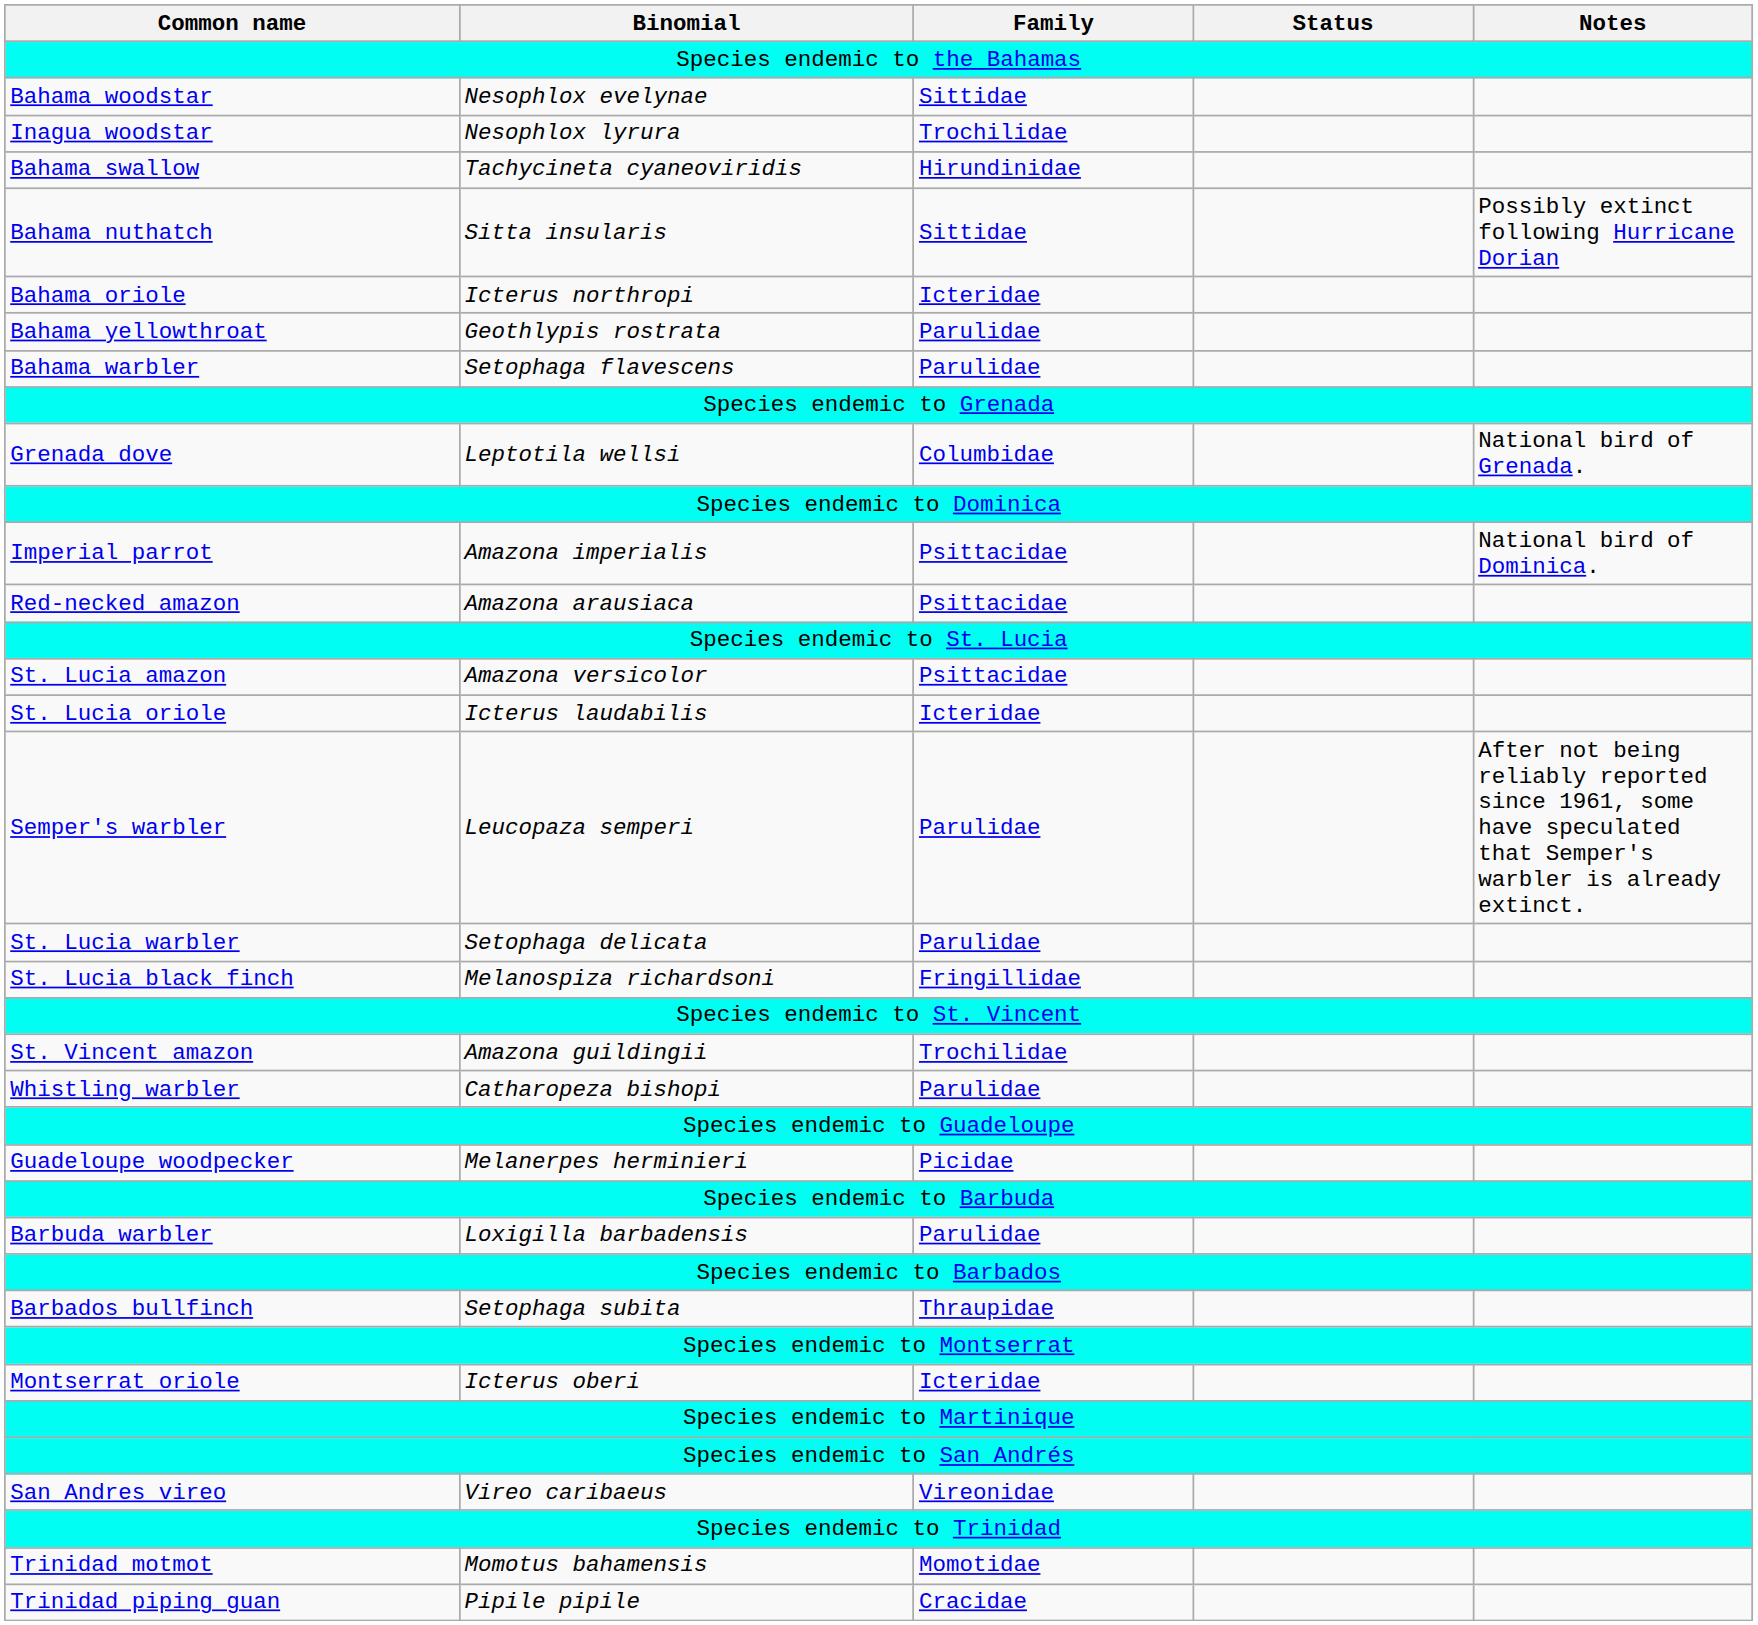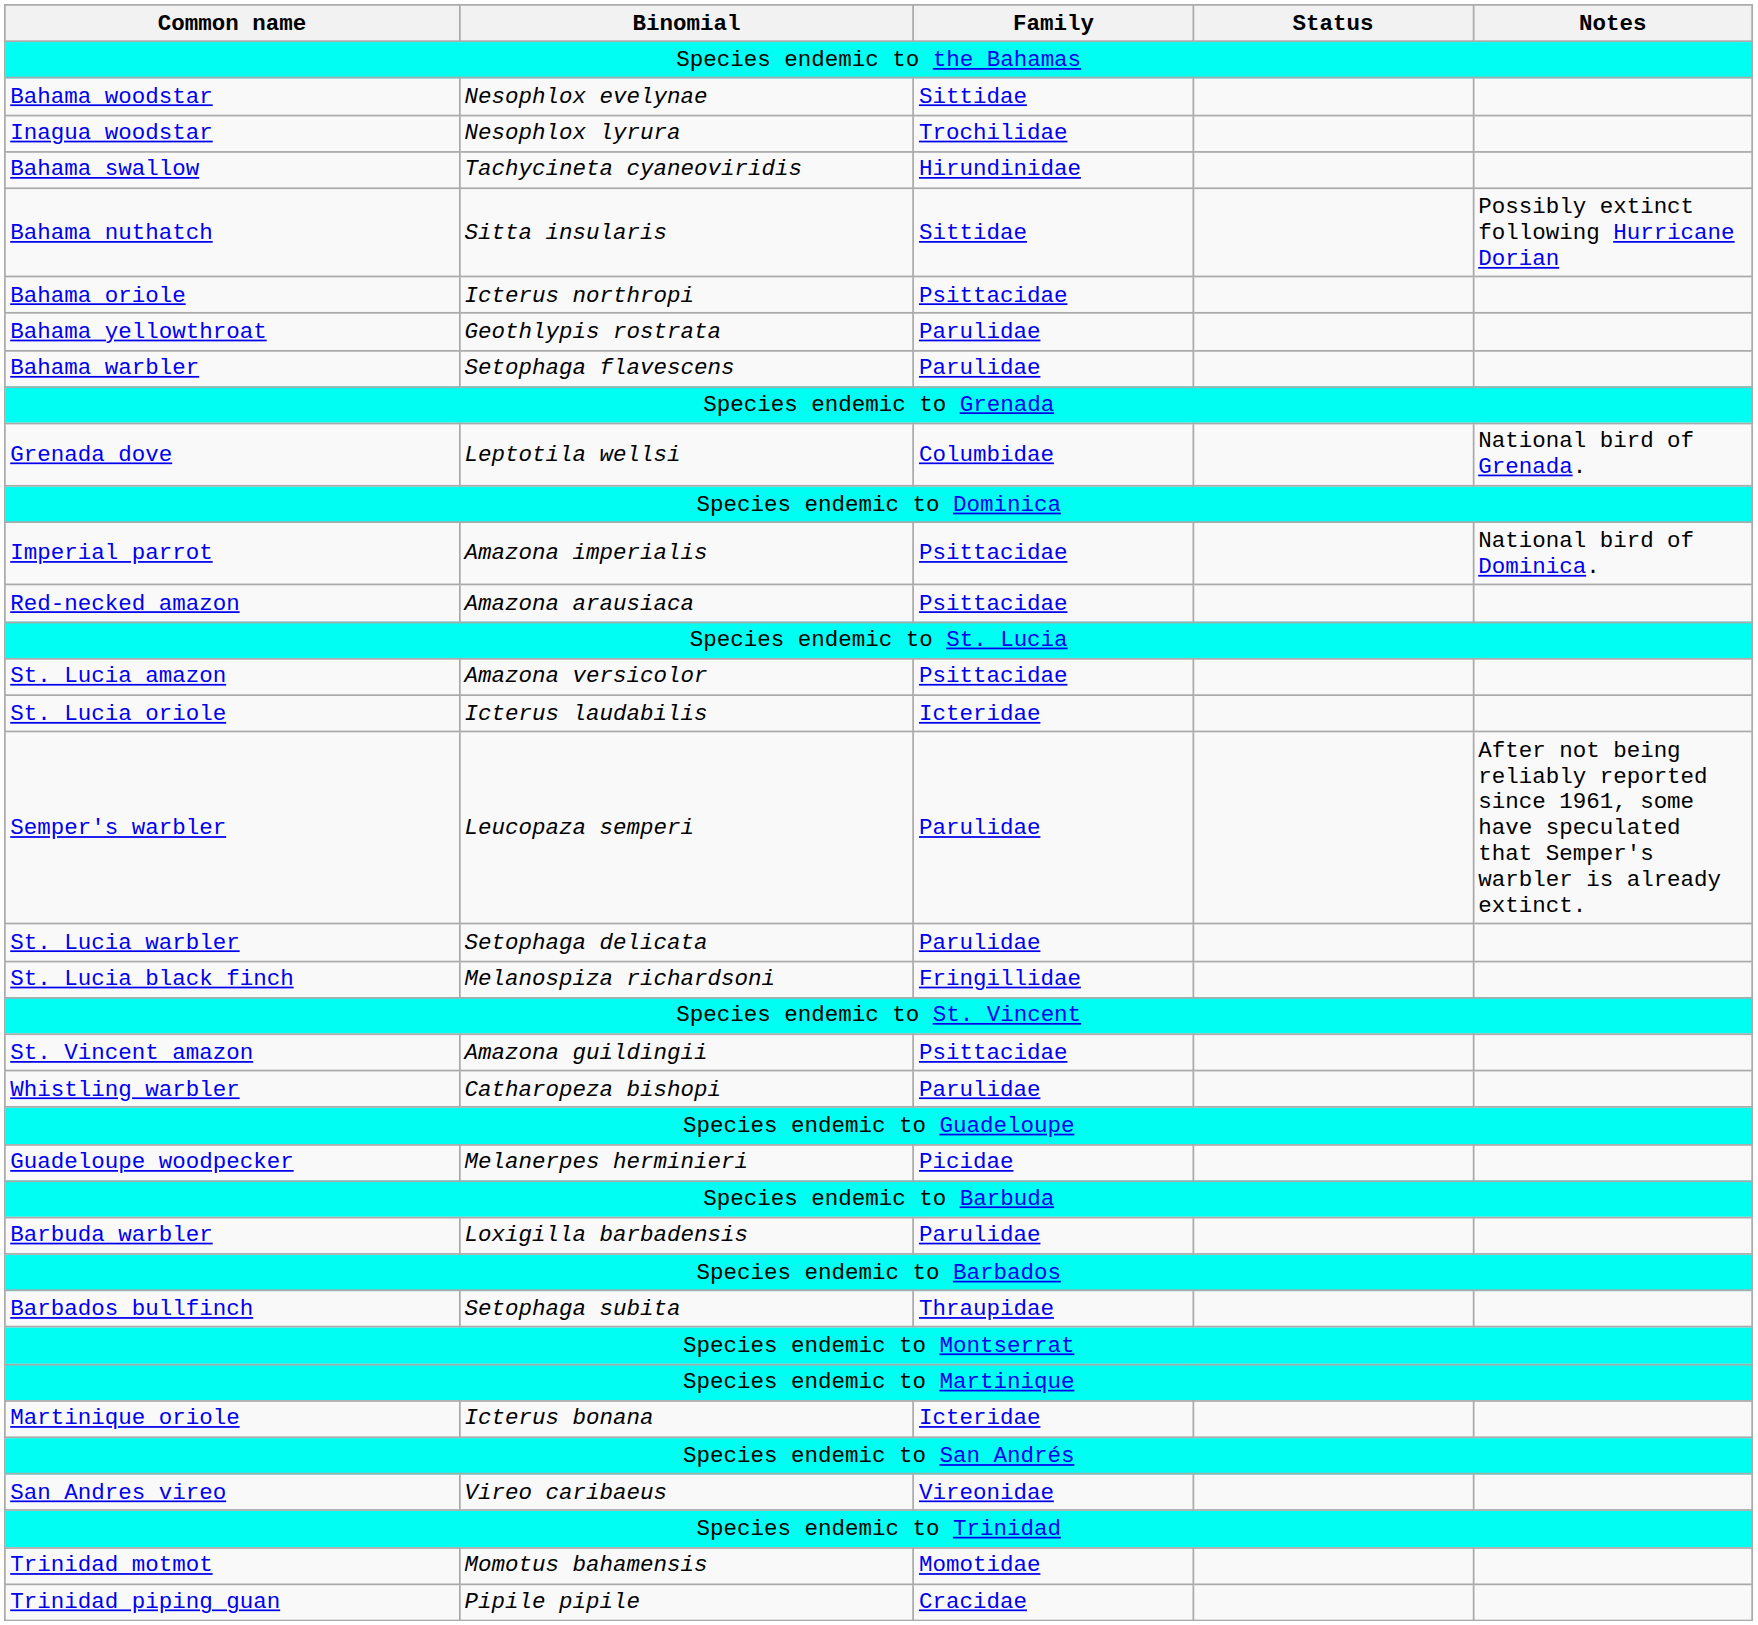(980, 295) Icteridae -> (993, 295) Psittacidae
(993, 1052) Trochilidae -> (993, 1052) Psittacidae
- row: (125, 1382)
+ row: (125, 1419)
